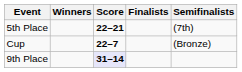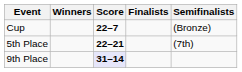rows swapped: (16, 43) <-> (27, 28)
